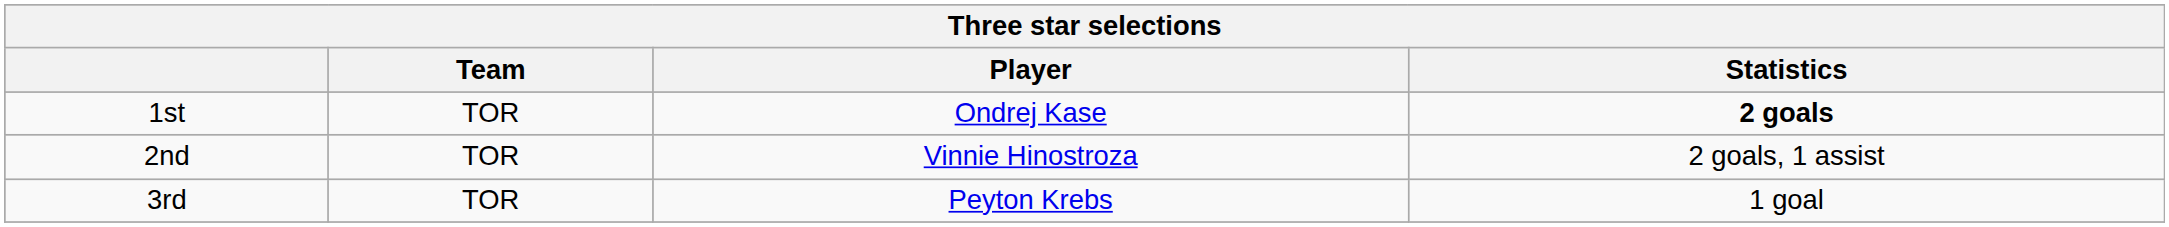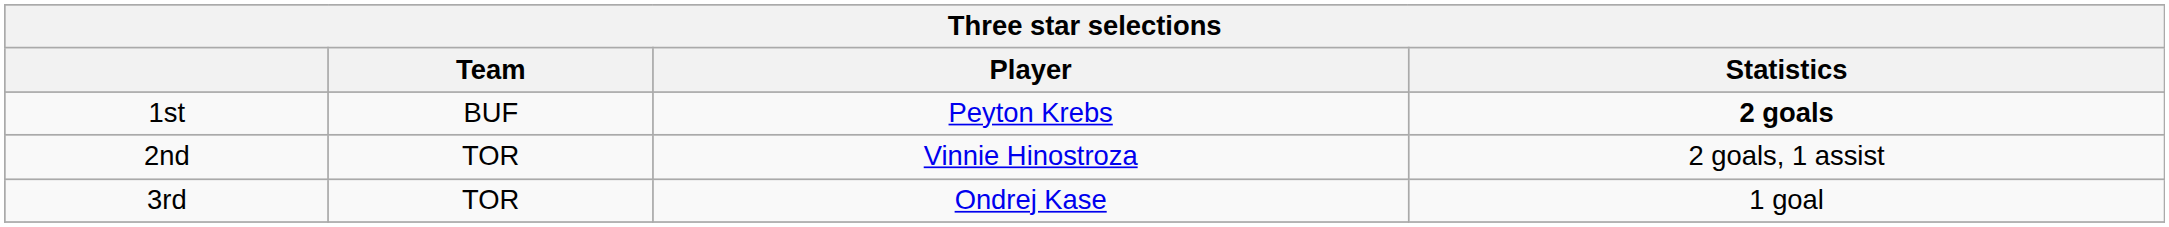(491, 112) TOR -> (491, 112) BUF
(1031, 112) Ondrej Kase -> (1031, 112) Peyton Krebs
(1031, 199) Peyton Krebs -> (1031, 199) Ondrej Kase
